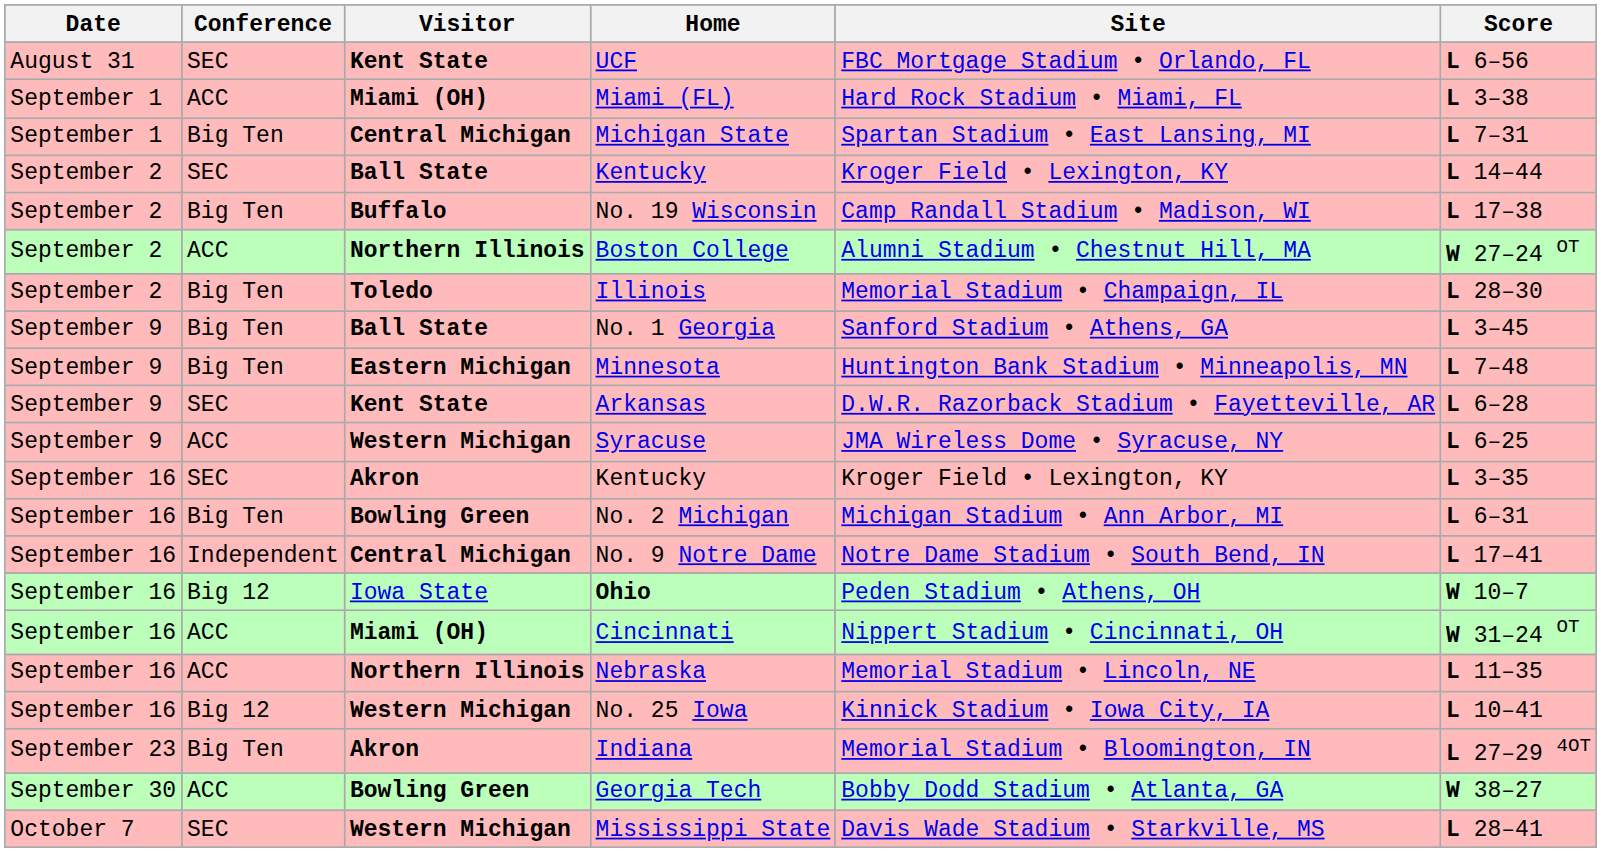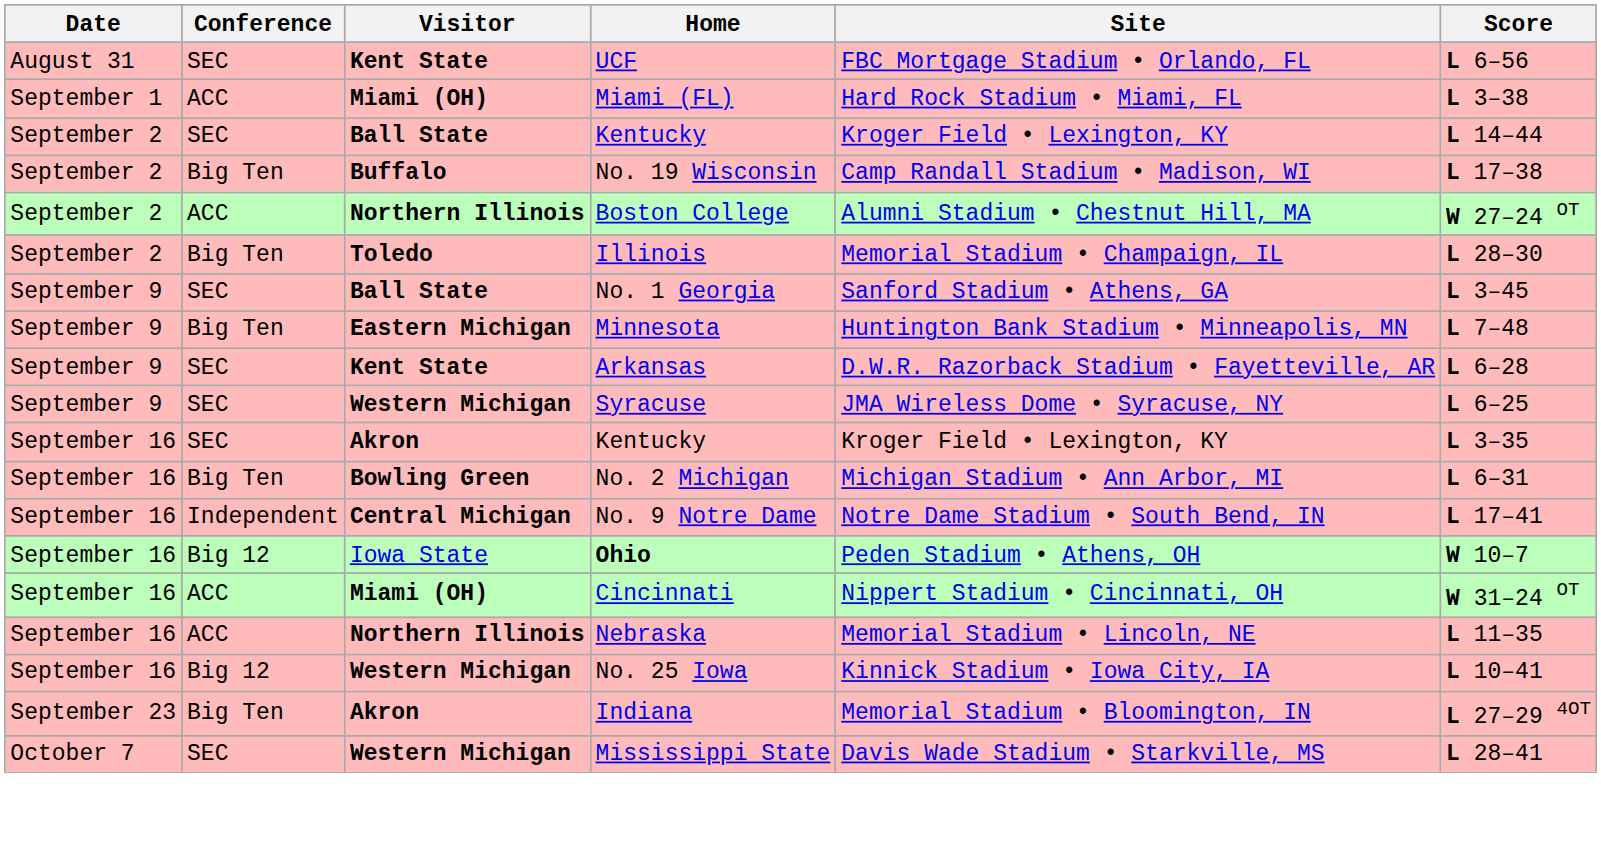- row: (460, 136)
(235, 330) Big Ten -> (208, 292) SEC
(208, 442) ACC -> (208, 405) SEC
- row: (440, 791)
